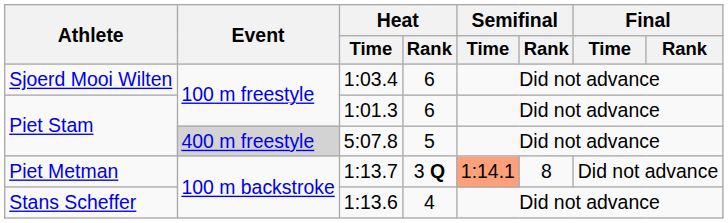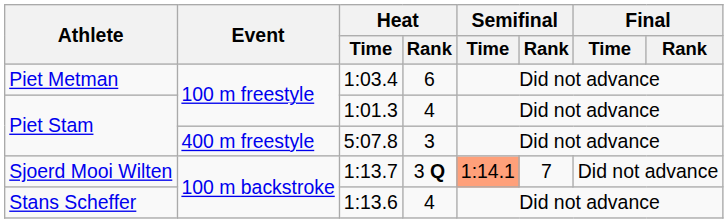(91, 80) Sjoerd Mooi Wilten -> (64, 80) Piet Metman
(429, 111) 6 -> (429, 111) 4
(248, 142) lightgrey background -> (248, 142) no background
(429, 142) 5 -> (429, 142) 3
(64, 172) Piet Metman -> (91, 172) Sjoerd Mooi Wilten
(546, 172) 8 -> (546, 172) 7
